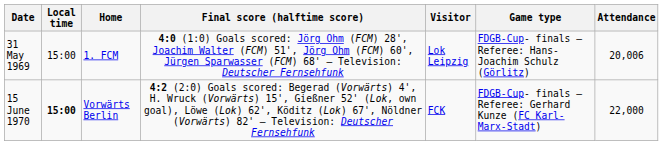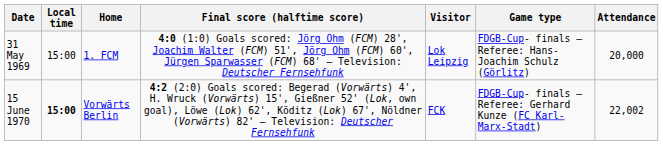(627, 56) 20,006 -> (627, 56) 20,000
(627, 110) 22,000 -> (627, 110) 22,002
